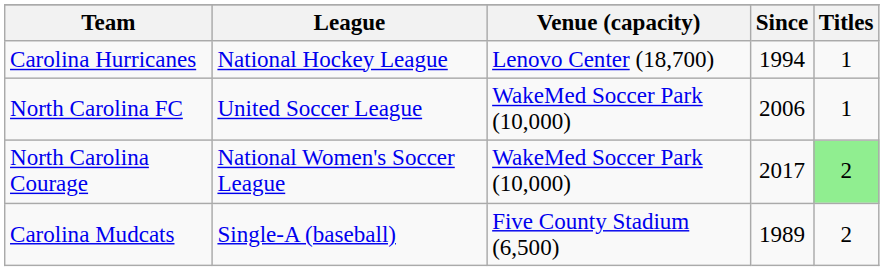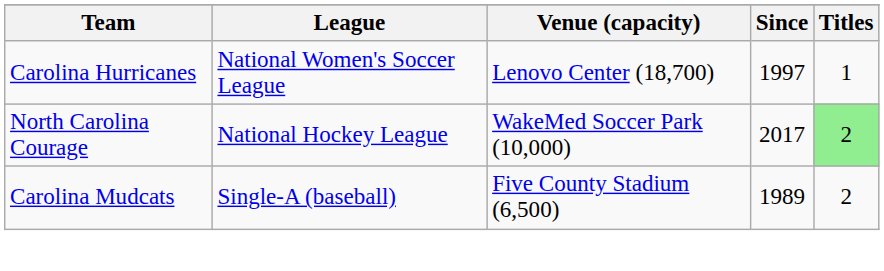(333, 59) National Hockey League -> (336, 72) National Women's Soccer League
(782, 59) 1994 -> (782, 72) 1997
- row: (96, 108)
(336, 171) National Women's Soccer League -> (333, 134) National Hockey League
